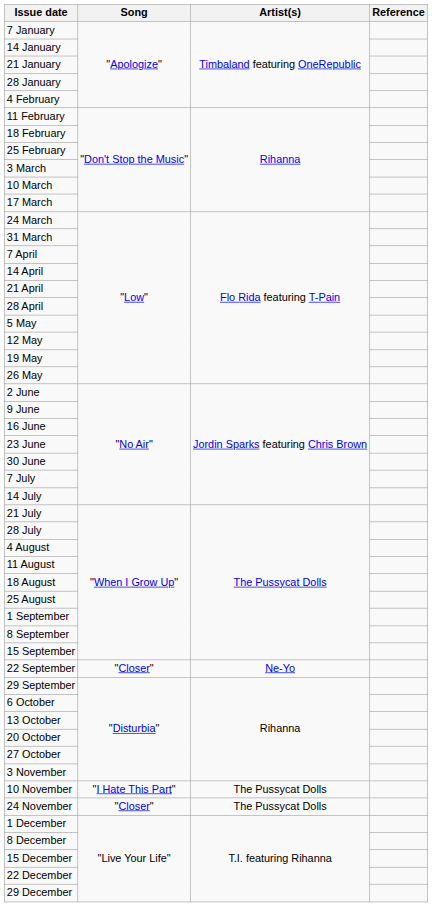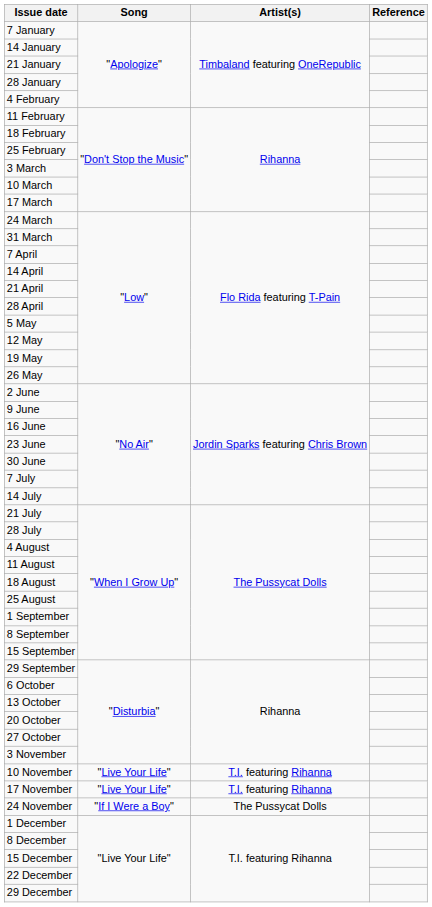- row: (41, 668)
(134, 789) "I Hate This Part" -> (134, 772) "Live Your Life"
(280, 789) The Pussycat Dolls -> (280, 772) T.I. featuring Rihanna
+ row: (40, 789)
(134, 806) "Closer" -> (134, 806) "If I Were a Boy"
